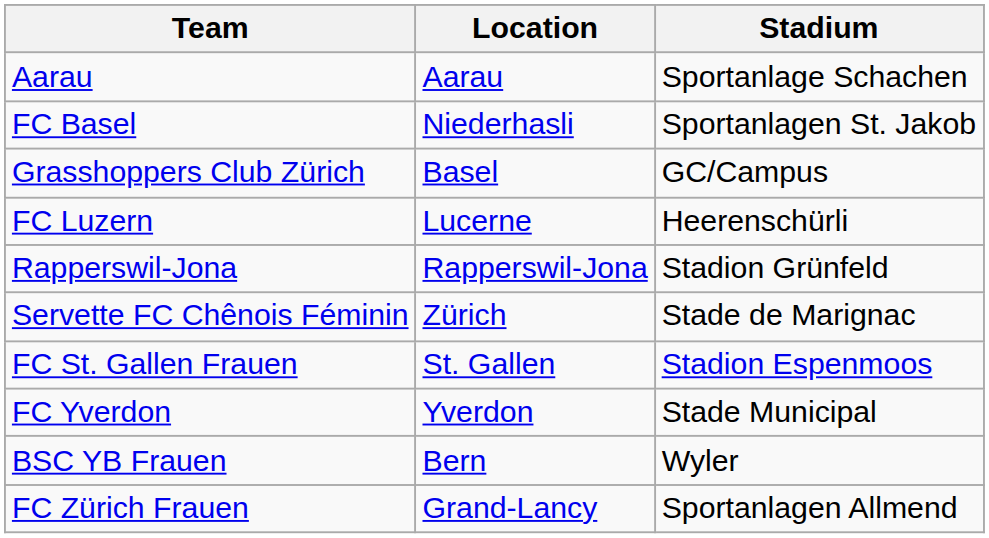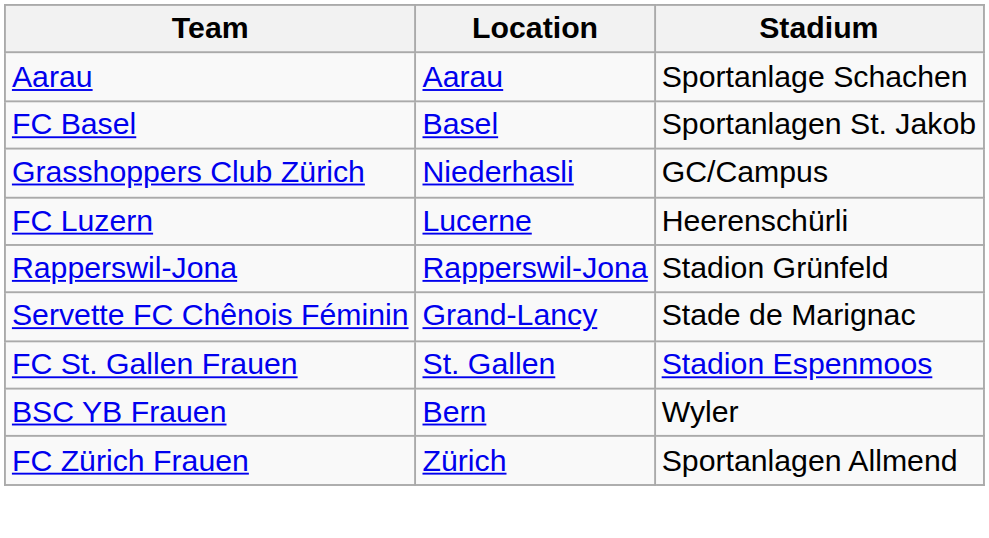(498, 124) Niederhasli -> (460, 124) Basel
(460, 172) Basel -> (498, 172) Niederhasli
(464, 316) Zürich -> (510, 316) Grand-Lancy
- row: (91, 412)
(510, 508) Grand-Lancy -> (464, 460) Zürich
